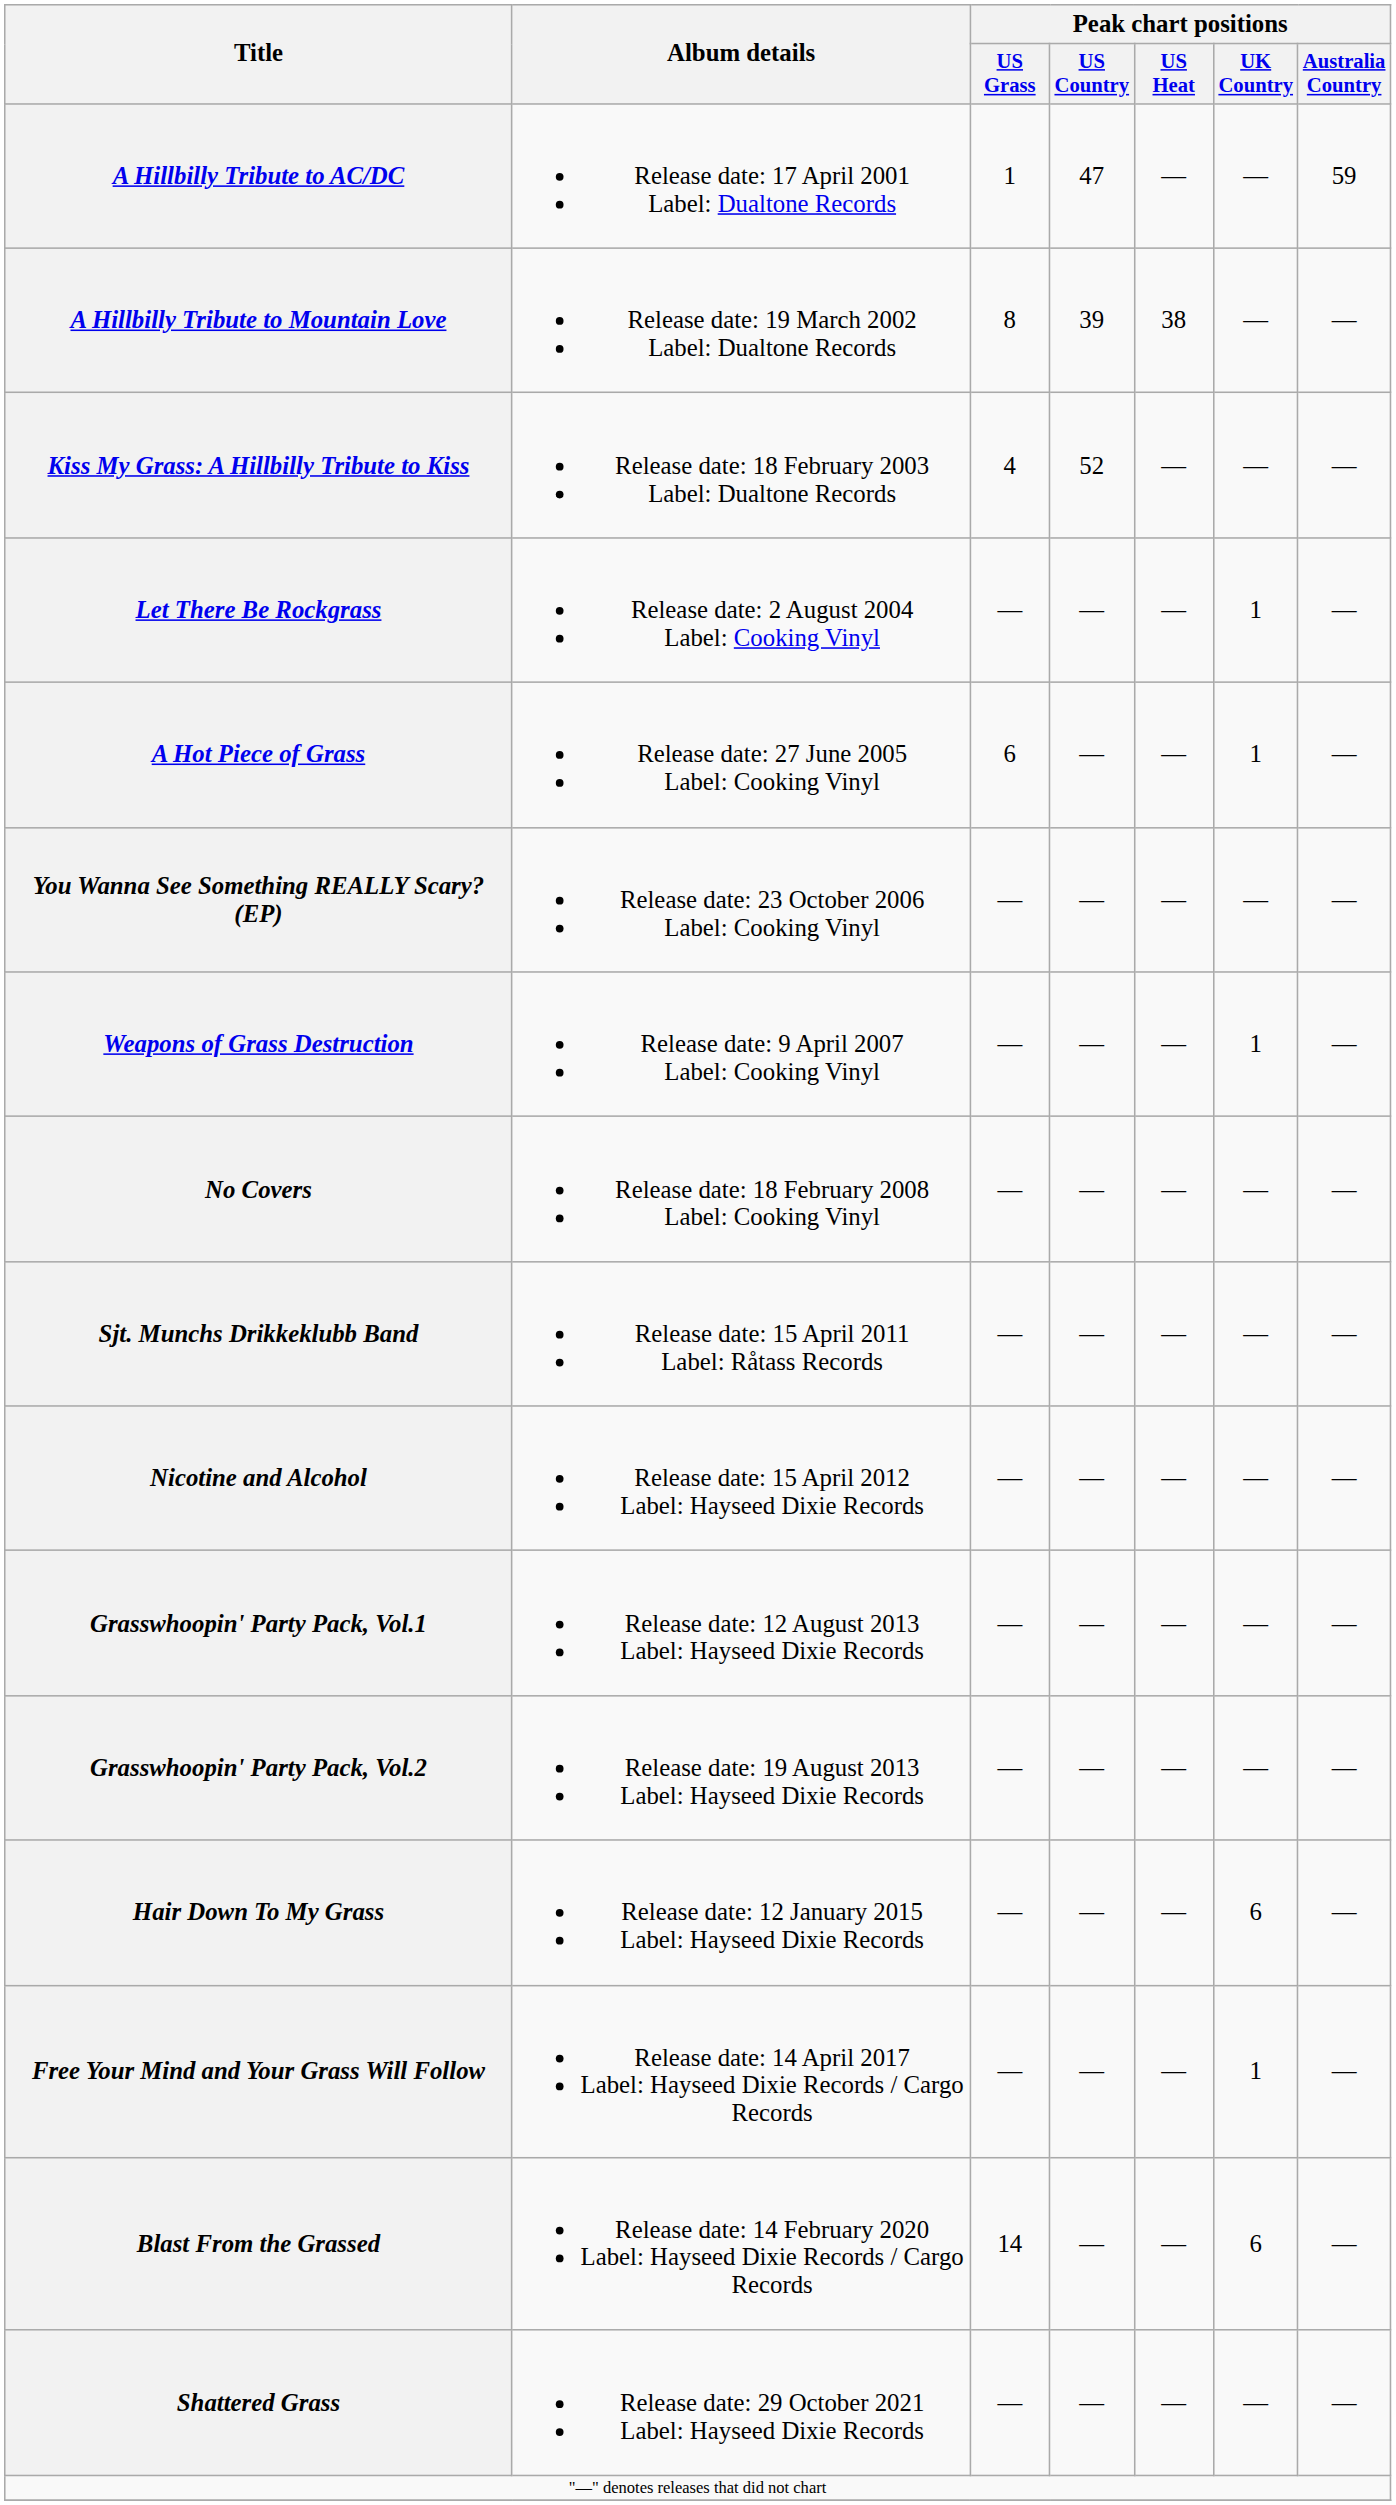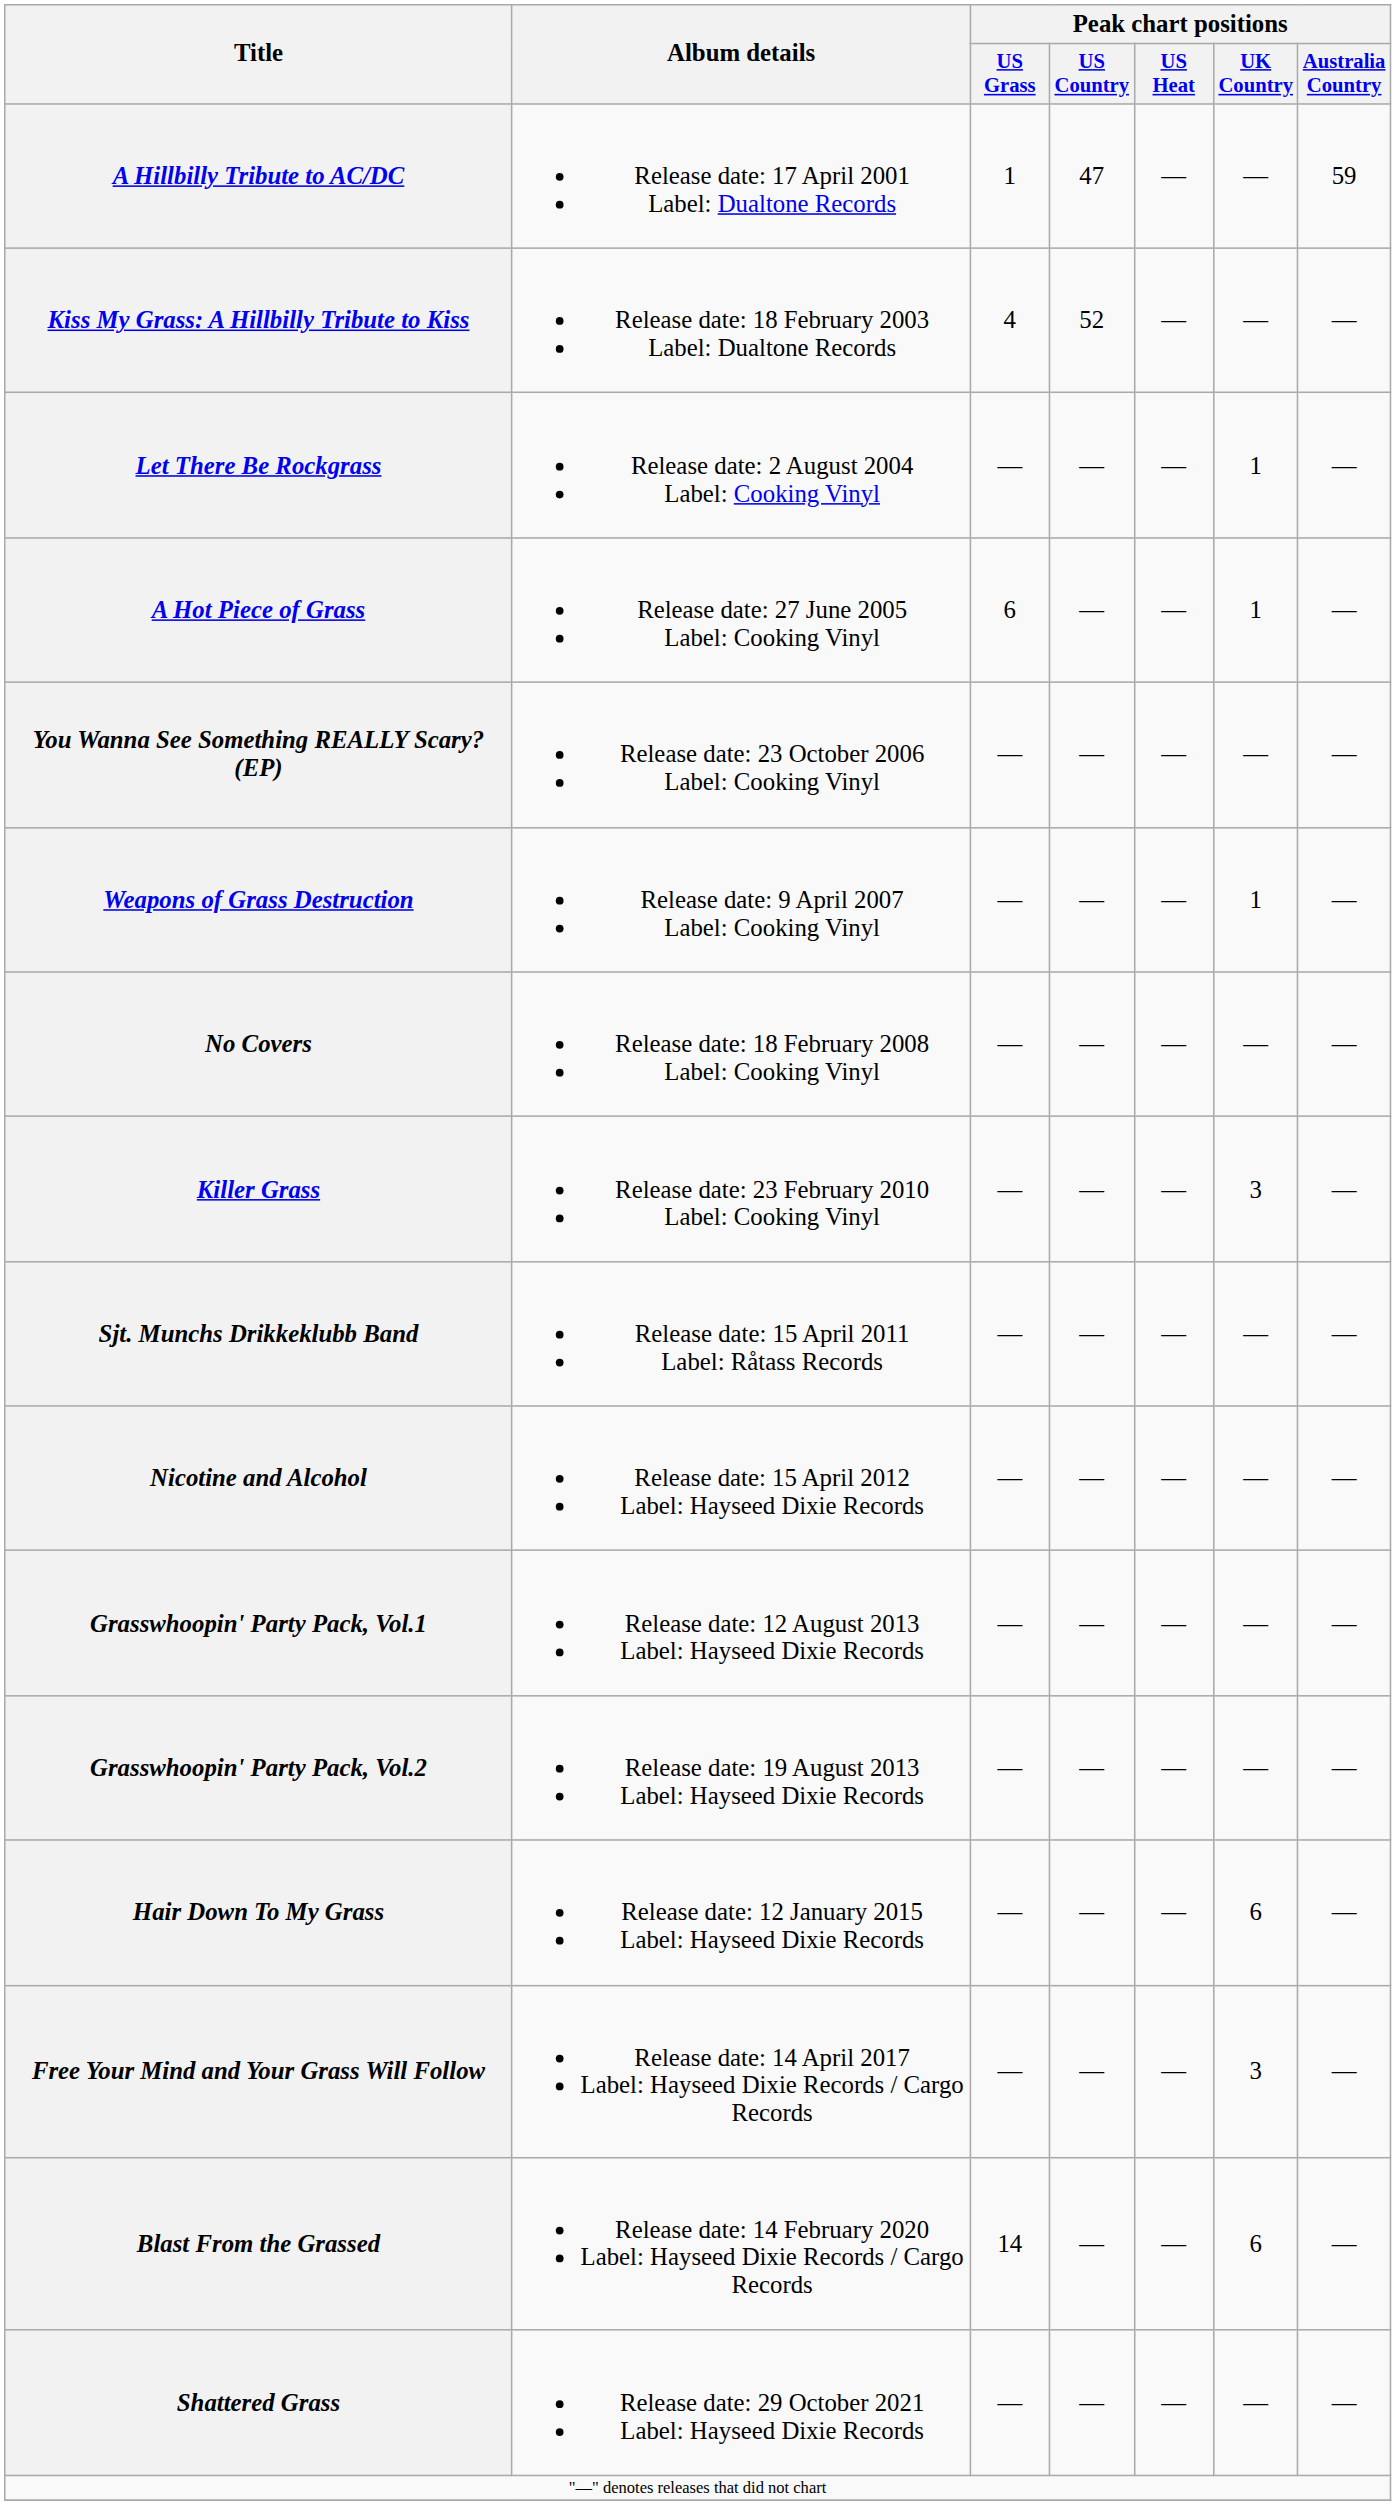- row: (258, 320)
+ row: (258, 1188)
(1256, 2071) 1 -> (1256, 2071) 3
